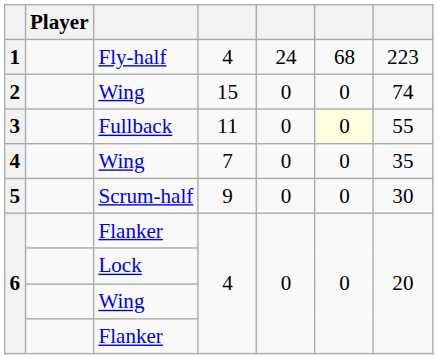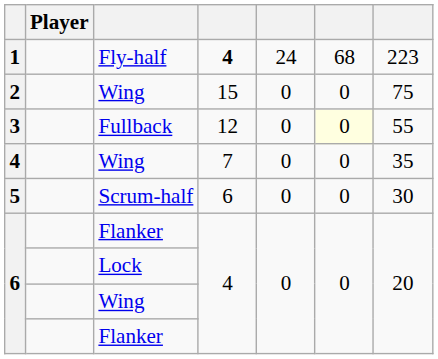(228, 56) normal -> (228, 56) bold
(403, 91) 74 -> (403, 91) 75
(228, 126) 11 -> (228, 126) 12
(228, 196) 9 -> (228, 196) 6
